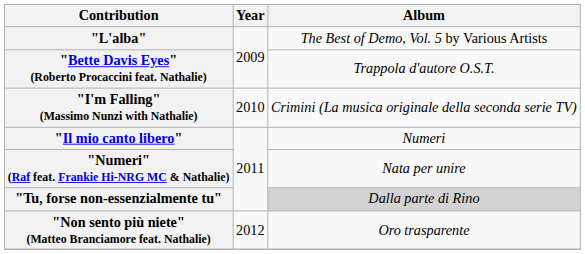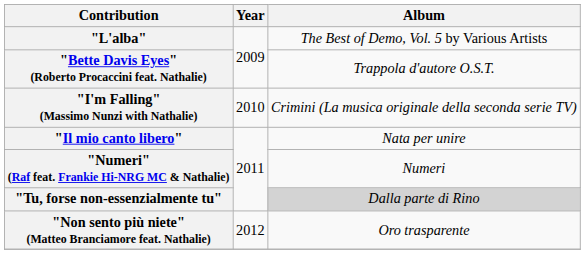(424, 138) Numeri -> (424, 138) Nata per unire
(424, 168) Nata per unire -> (424, 168) Numeri
